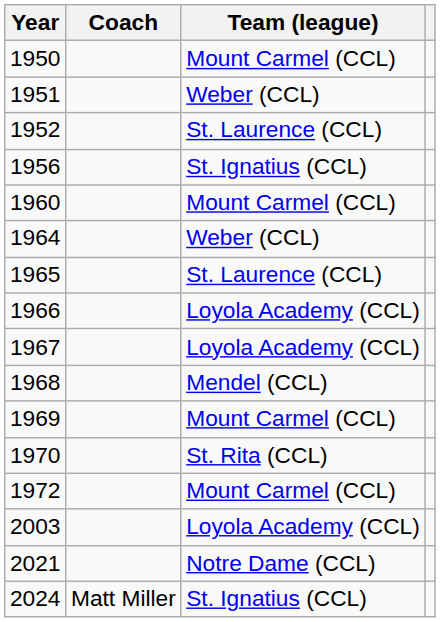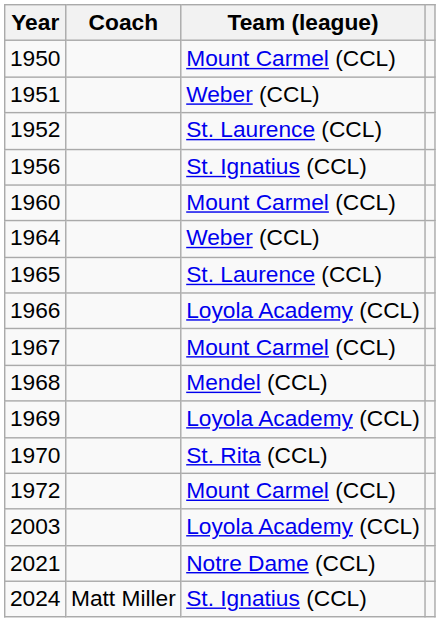(303, 346) Loyola Academy (CCL) -> (291, 346) Mount Carmel (CCL)
(291, 418) Mount Carmel (CCL) -> (303, 418) Loyola Academy (CCL)
